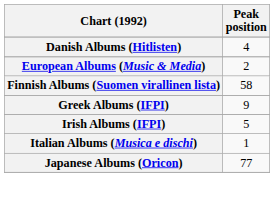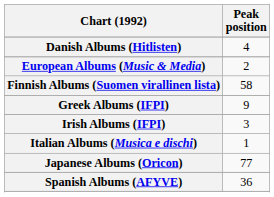(246, 124) 5 -> (246, 124) 3
+ row: (114, 182)
